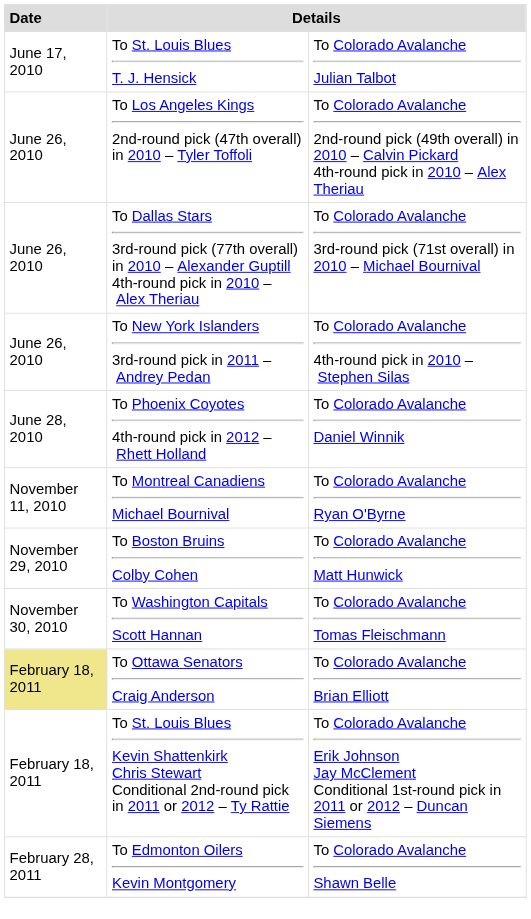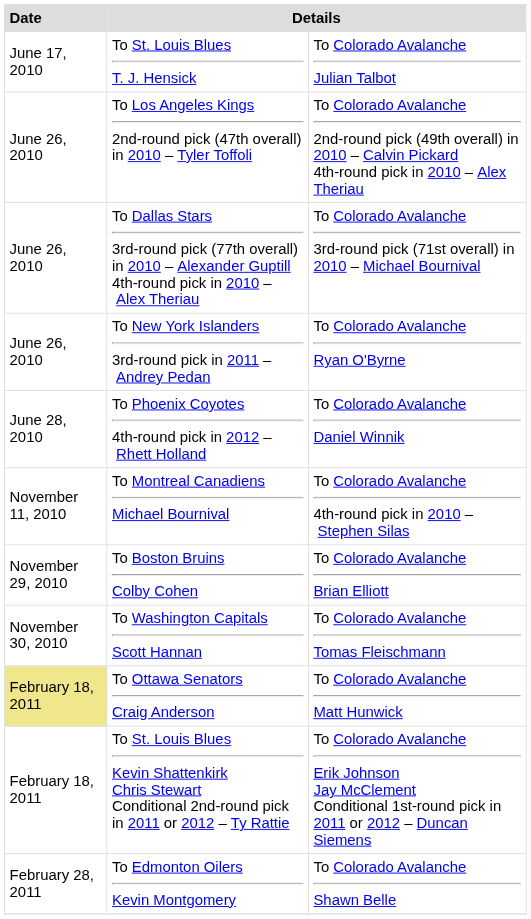(417, 351) To Colorado Avalanche 4th-round pick in 2010 – Stephen Silas -> (417, 343) To Colorado Avalanche Ryan O'Byrne
(417, 497) To Colorado Avalanche Ryan O'Byrne -> (417, 506) To Colorado Avalanche 4th-round pick in 2010 – Stephen Silas
(417, 558) To Colorado Avalanche Matt Hunwick -> (417, 575) To Colorado Avalanche Brian Elliott
(417, 679) To Colorado Avalanche Brian Elliott -> (417, 695) To Colorado Avalanche Matt Hunwick
